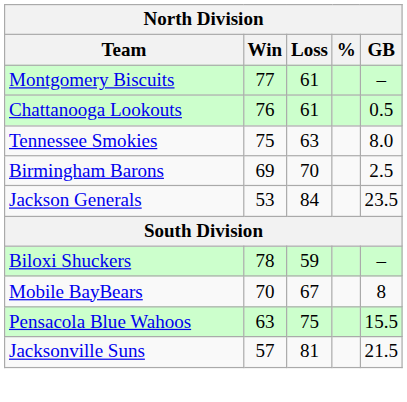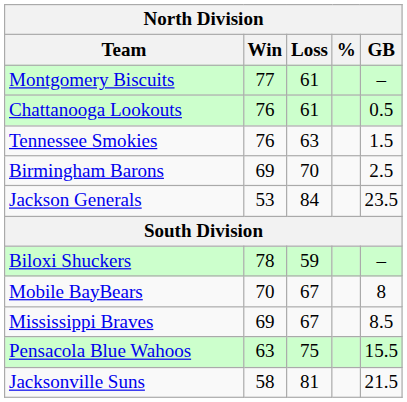(265, 140) 75 -> (265, 140) 76
(381, 140) 8.0 -> (381, 140) 1.5
+ row: (81, 321)
(265, 351) 57 -> (265, 381) 58
